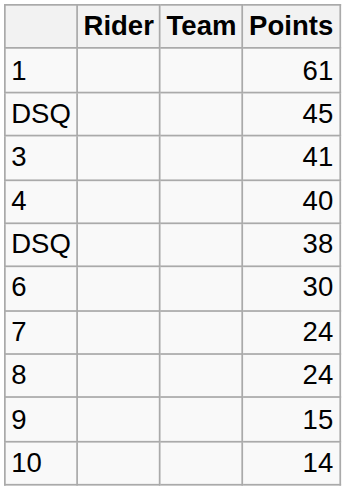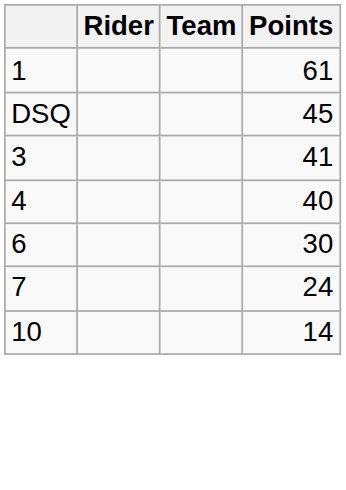- row: (41, 244)
- row: (19, 375)
- row: (19, 419)
